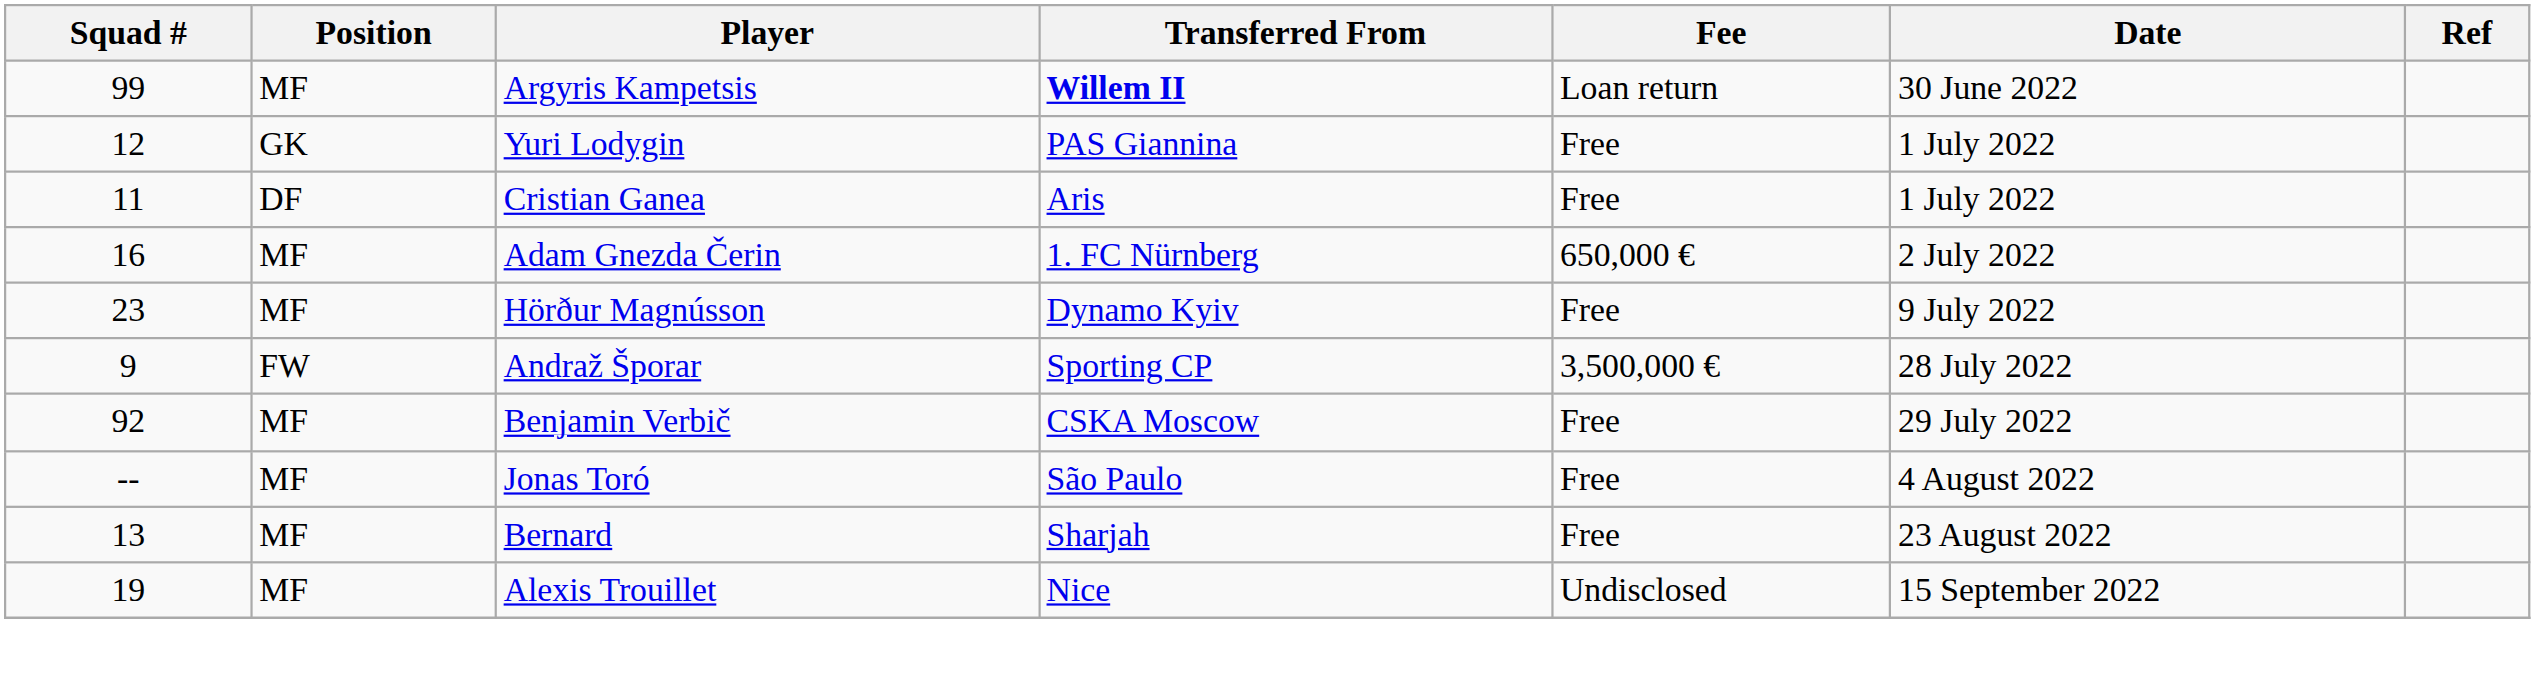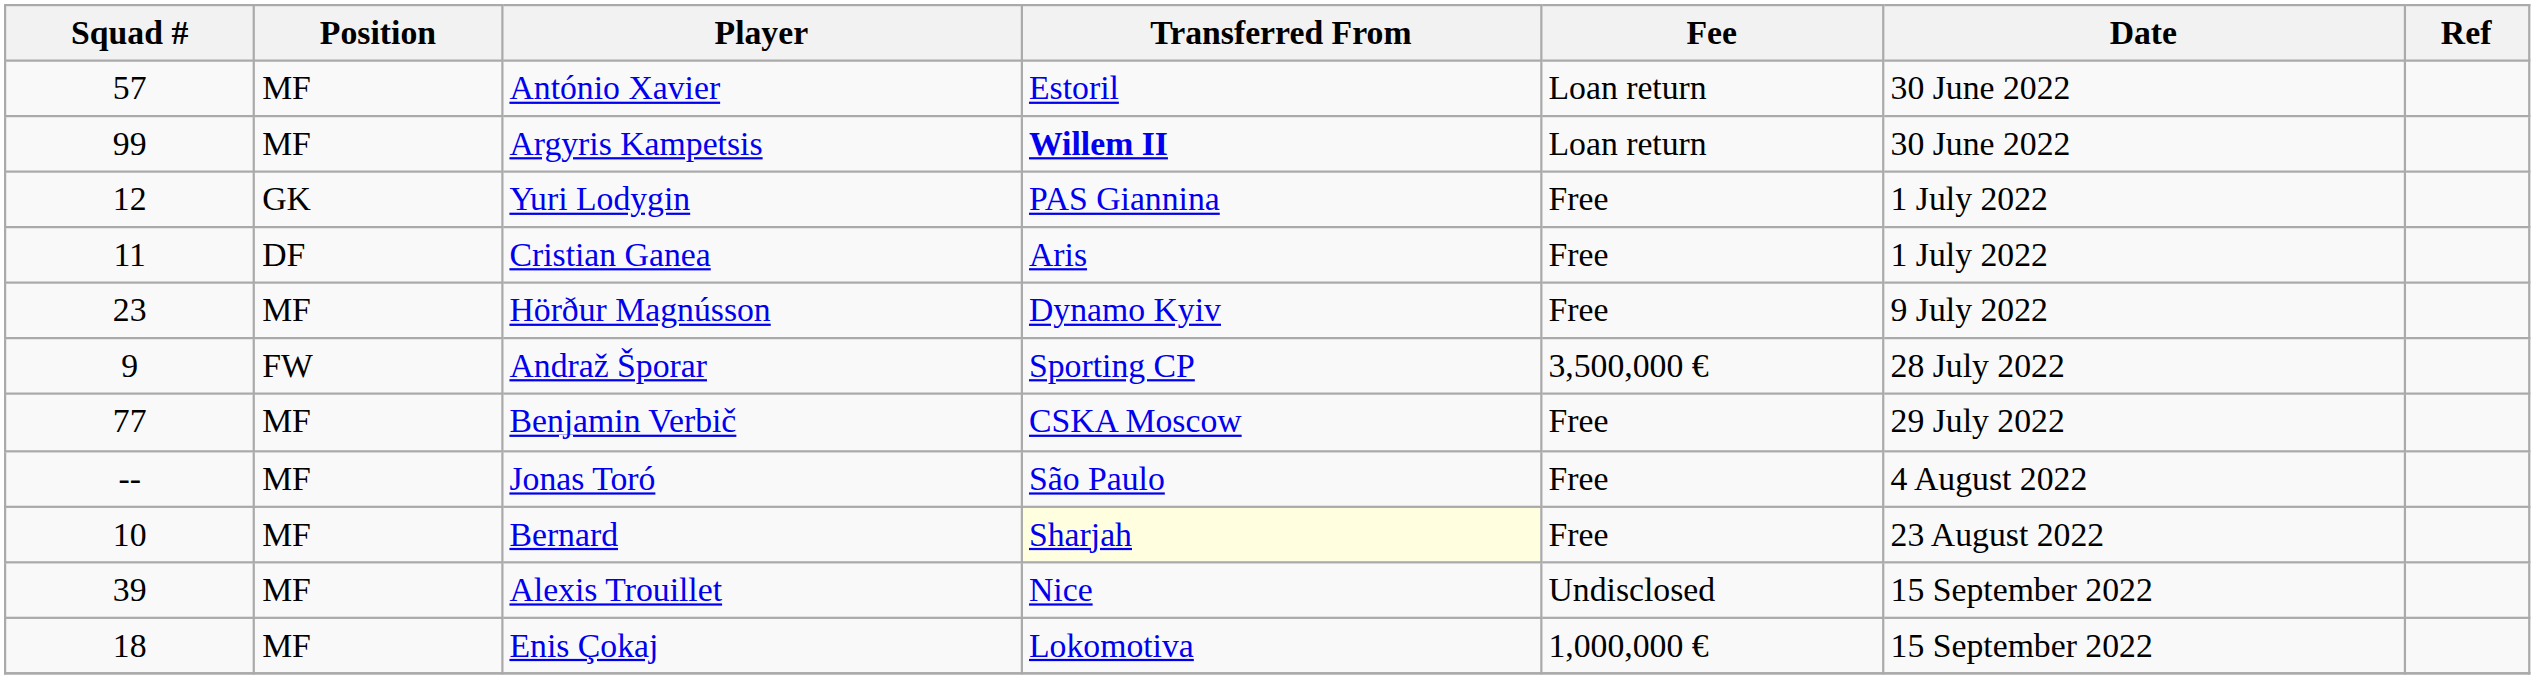+ row: (615, 88)
- row: (642, 255)
(128, 421) 92 -> (130, 421) 77
(128, 533) 13 -> (130, 533) 10
(1098, 533) no background -> (1080, 533) lightyellow background
(128, 588) 19 -> (130, 588) 39
+ row: (584, 644)
